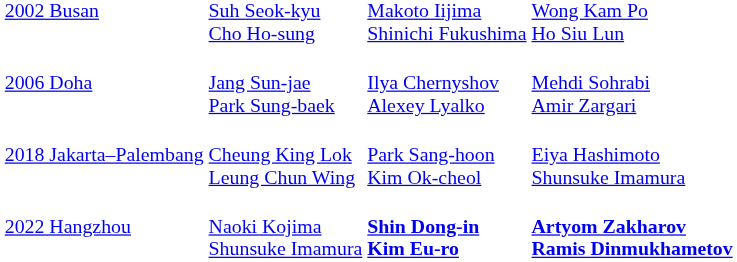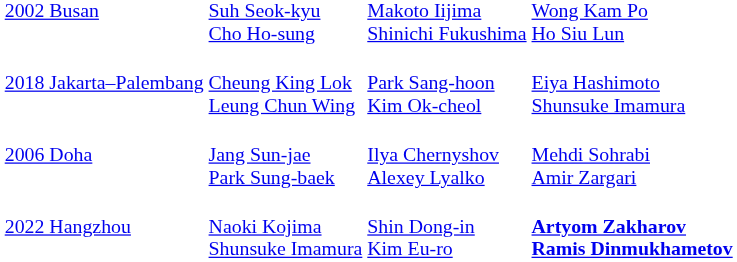rows swapped: (49, 82) <-> (104, 154)
(423, 238) bold -> (421, 238) normal
